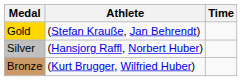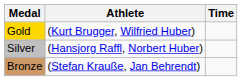(124, 31) (Stefan Krauße, Jan Behrendt) -> (121, 31) (Kurt Brugger, Wilfried Huber)
(121, 66) (Kurt Brugger, Wilfried Huber) -> (124, 66) (Stefan Krauße, Jan Behrendt)
